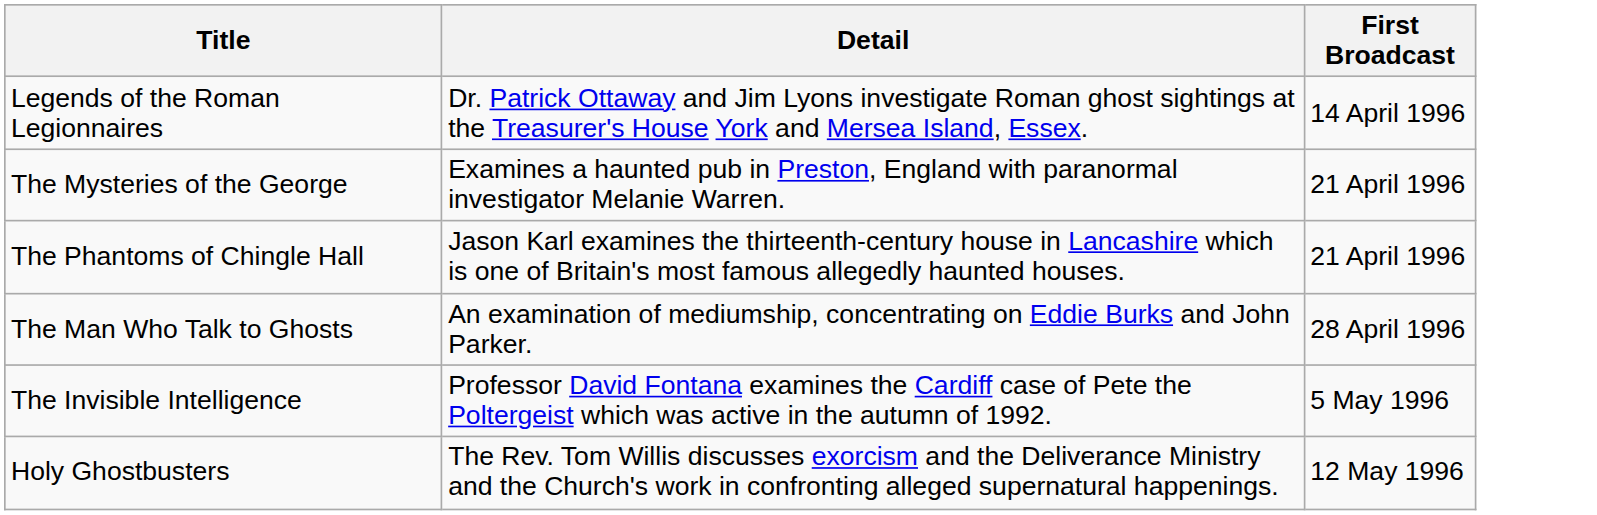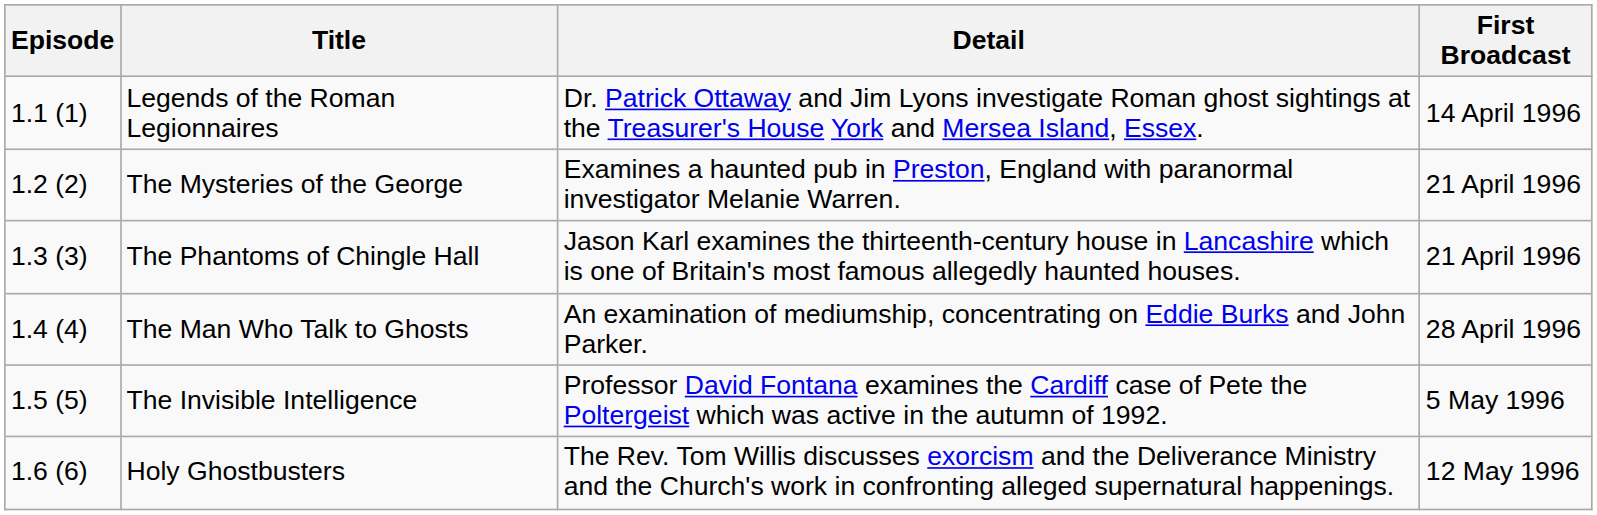+ column: (63, 40)
